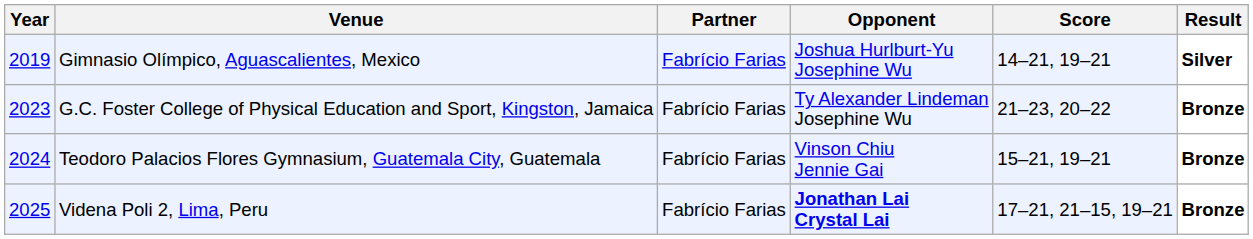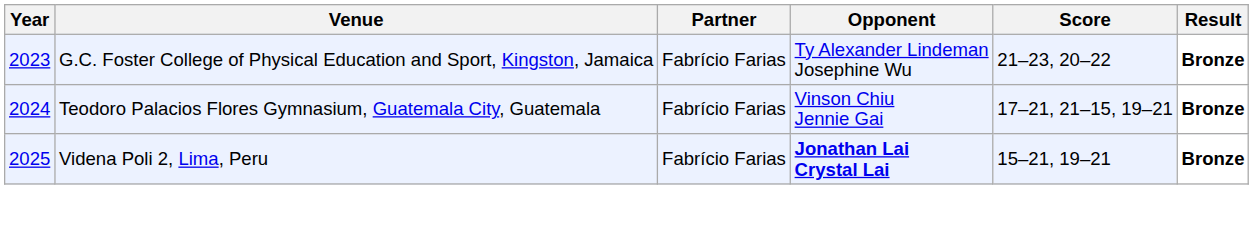- row: (240, 59)
(1054, 159) 15–21, 19–21 -> (1085, 109) 17–21, 21–15, 19–21
(1085, 209) 17–21, 21–15, 19–21 -> (1054, 159) 15–21, 19–21
